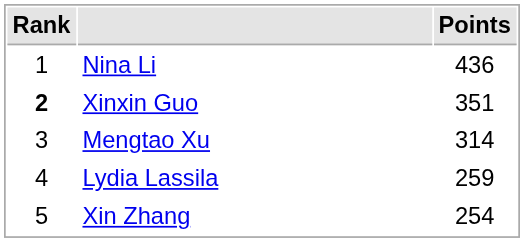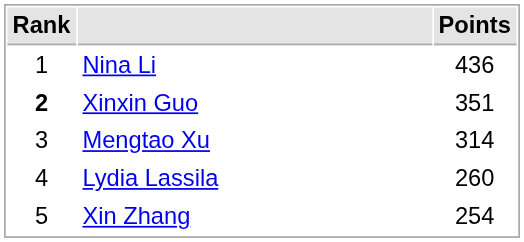(475, 179) 259 -> (475, 179) 260
